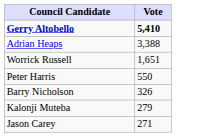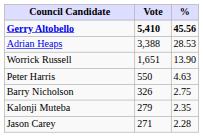+ column: (185, 12)
